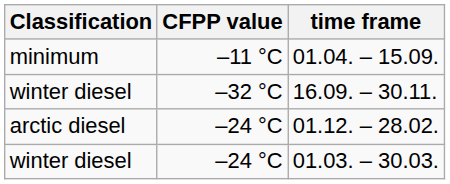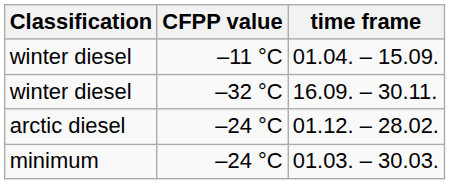(54, 56) minimum -> (71, 56) winter diesel
(71, 160) winter diesel -> (54, 160) minimum
